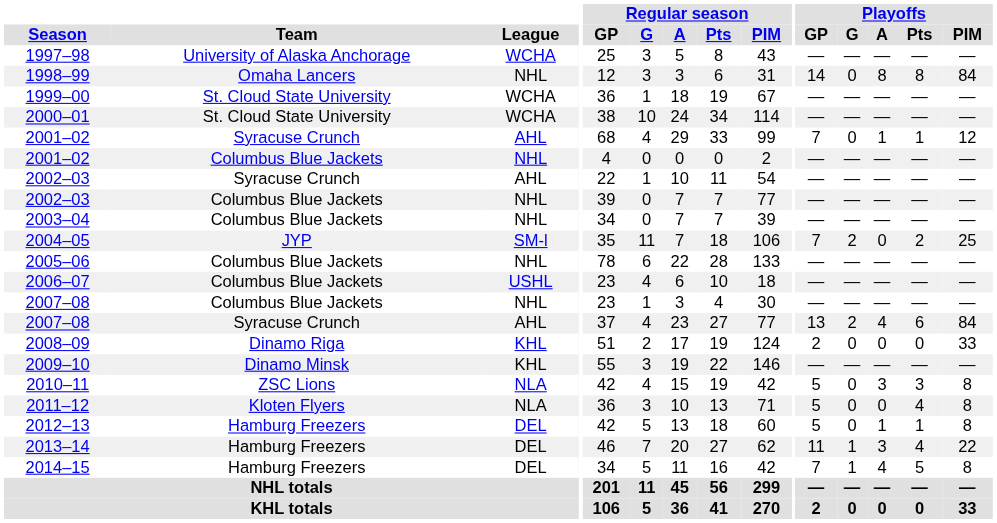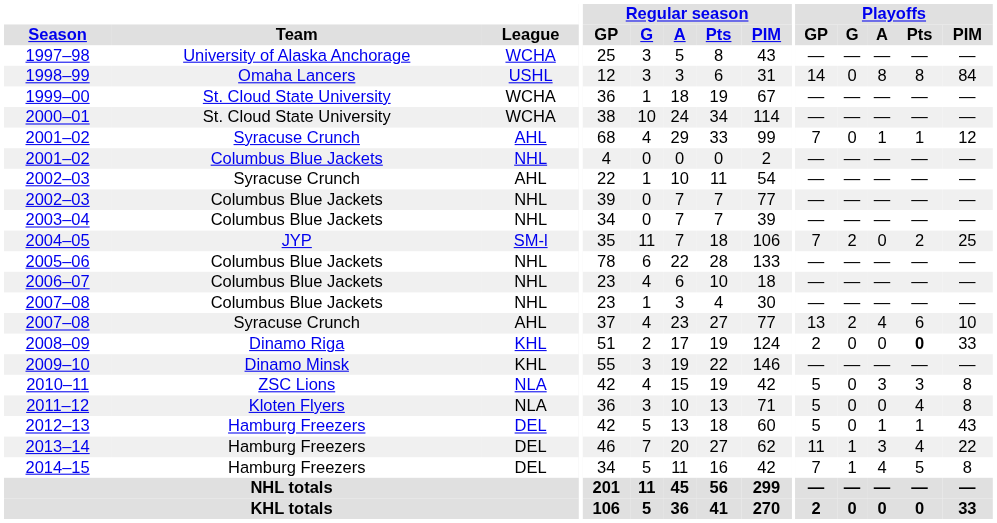(531, 76) NHL -> (531, 76) USHL
(531, 282) USHL -> (531, 282) NHL
(967, 323) 84 -> (967, 323) 10
(919, 343) normal -> (919, 343) bold
(967, 426) 8 -> (967, 426) 43
